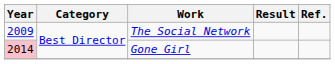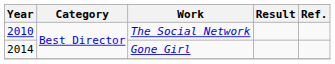(20, 31) 2009 -> (20, 31) 2010
(20, 49) pink background -> (20, 49) no background
